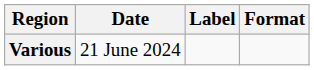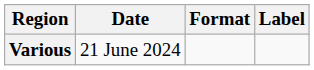columns swapped: (275, 19) <-> (212, 19)
